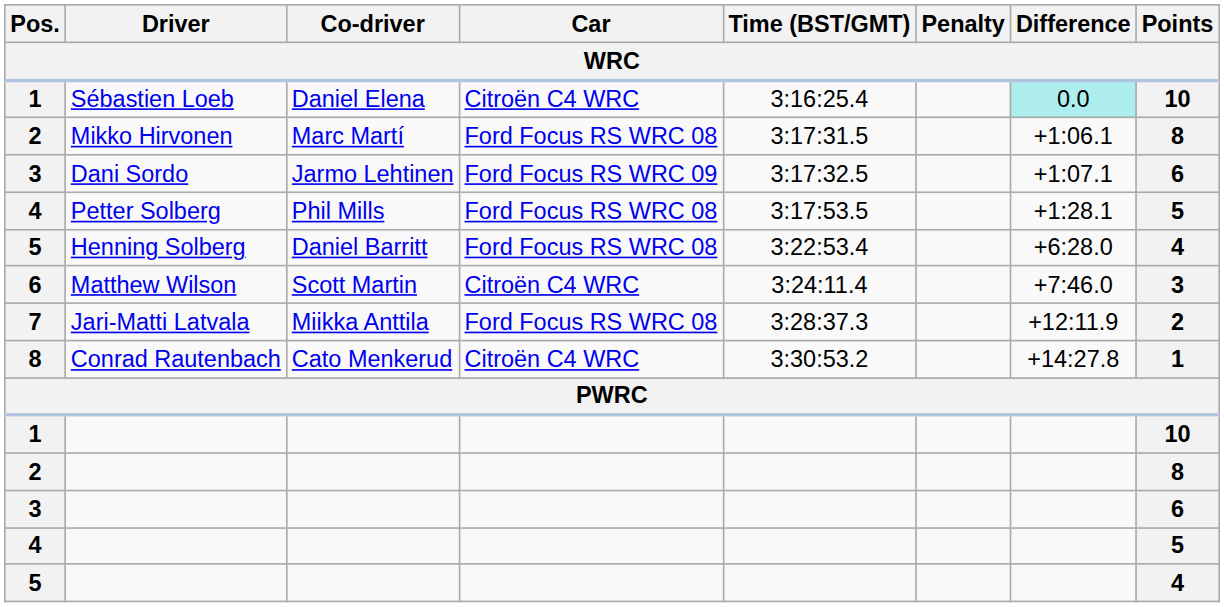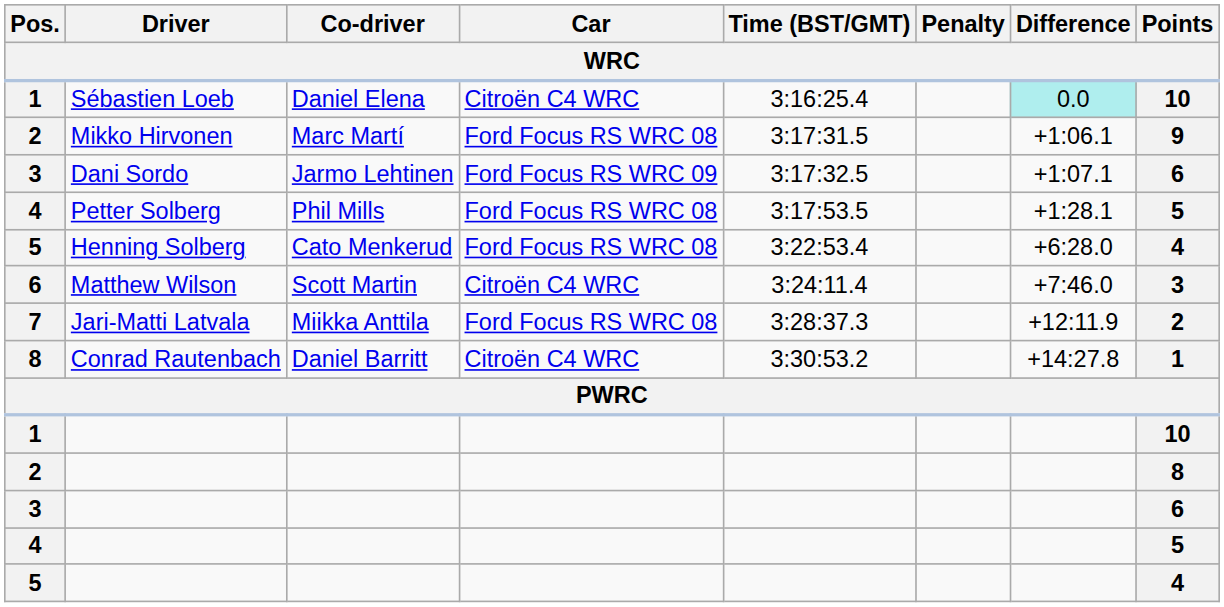(1177, 137) 8 -> (1177, 137) 9
(360, 248) Daniel Barritt -> (372, 248) Cato Menkerud
(372, 359) Cato Menkerud -> (360, 359) Daniel Barritt
